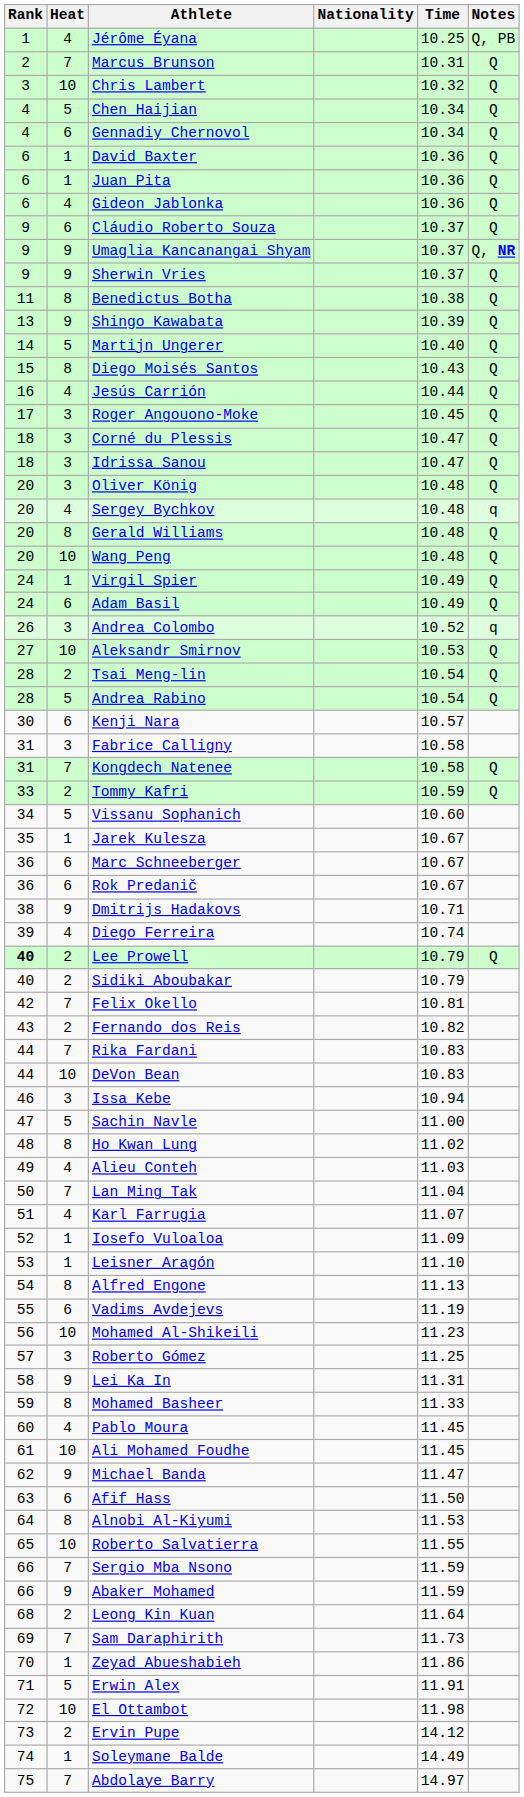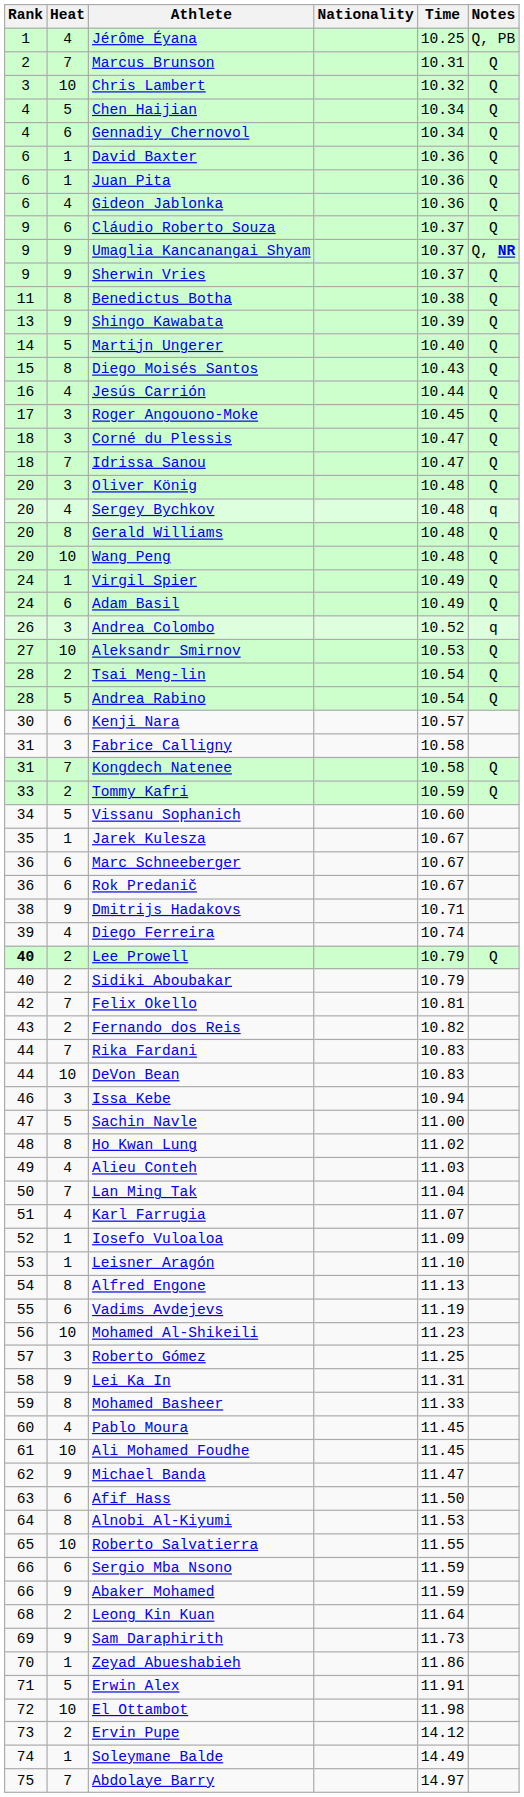(68, 464) 3 -> (68, 464) 7
(68, 1569) 7 -> (68, 1569) 6
(68, 1640) 7 -> (68, 1640) 9
